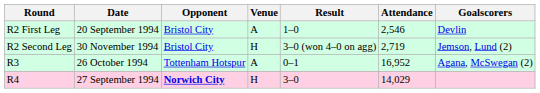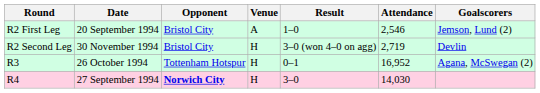(452, 29) Devlin -> (475, 29) Jemson, Lund (2)
(475, 46) Jemson, Lund (2) -> (452, 46) Devlin
(254, 63) A -> (254, 63) H
(396, 79) 14,029 -> (396, 79) 14,030
